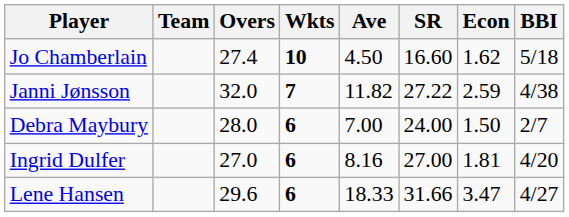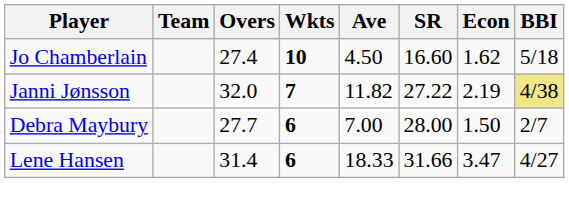(482, 90) 2.59 -> (482, 90) 2.19
(539, 90) no background -> (539, 90) khaki background
(238, 125) 28.0 -> (238, 125) 27.7
(428, 125) 24.00 -> (428, 125) 28.00
- row: (67, 159)
(238, 194) 29.6 -> (238, 159) 31.4
